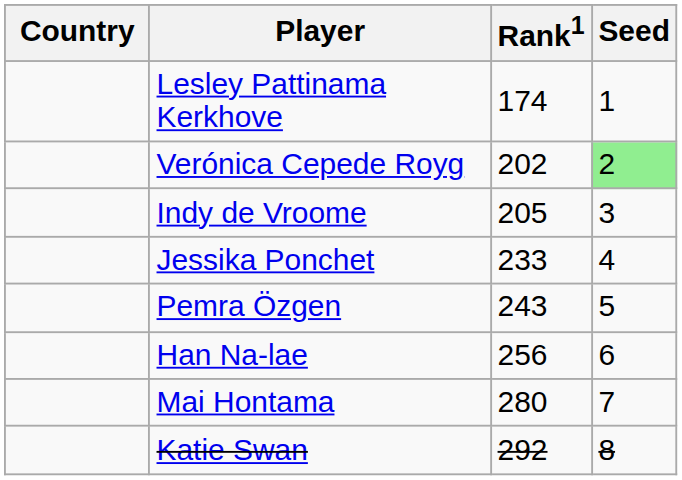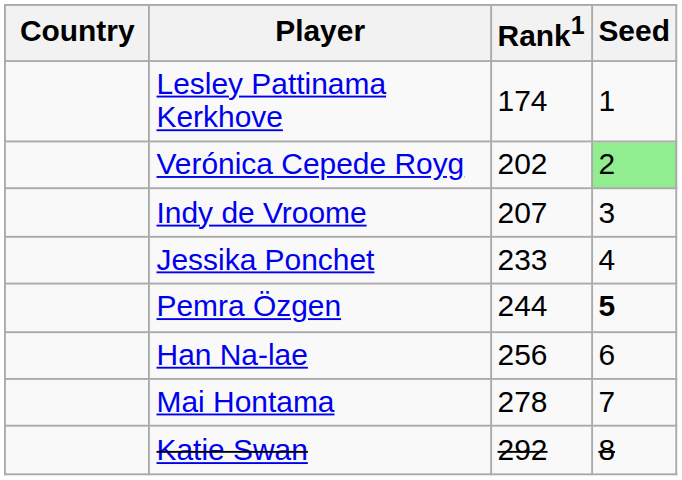(523, 212) 205 -> (523, 212) 207
(523, 307) 243 -> (523, 307) 244
(607, 307) normal -> (607, 307) bold
(523, 402) 280 -> (523, 402) 278
